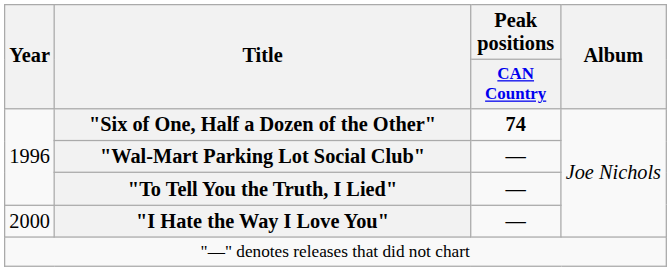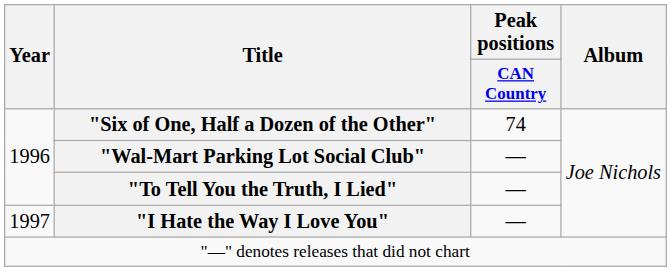(516, 124) bold -> (516, 124) normal
(30, 221) 2000 -> (30, 221) 1997
